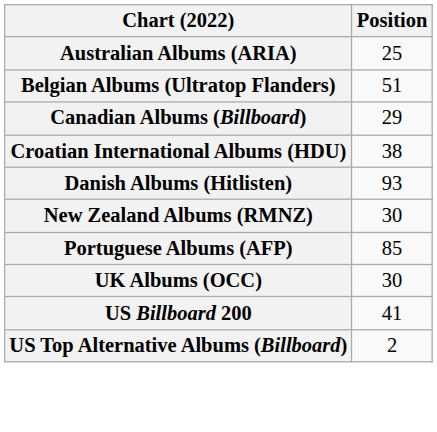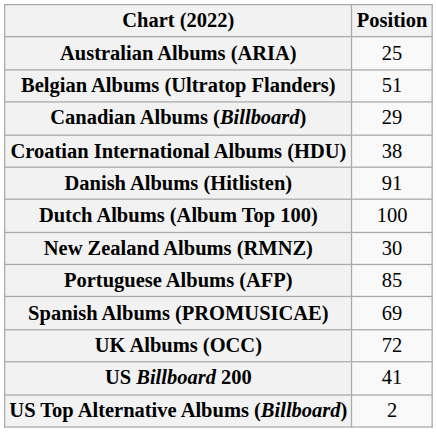(392, 183) 93 -> (392, 183) 91
+ row: (178, 215)
+ row: (178, 313)
(392, 280) 30 -> (392, 345) 72
